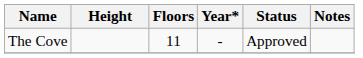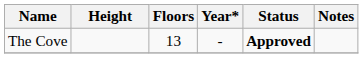(173, 40) 11 -> (173, 40) 13
(277, 40) normal -> (279, 40) bold
